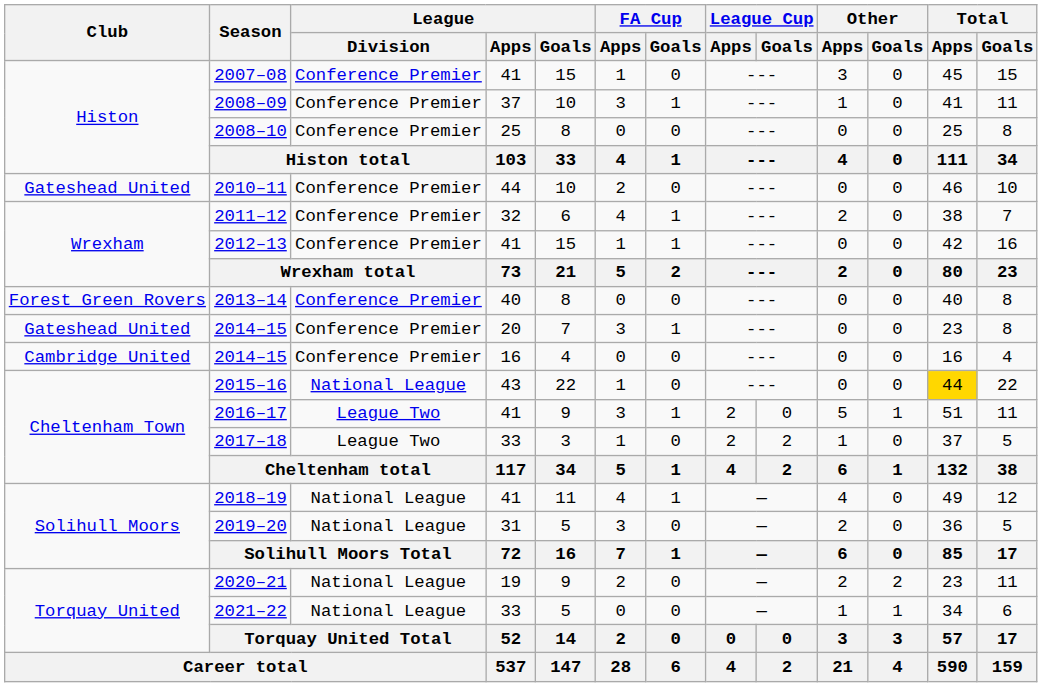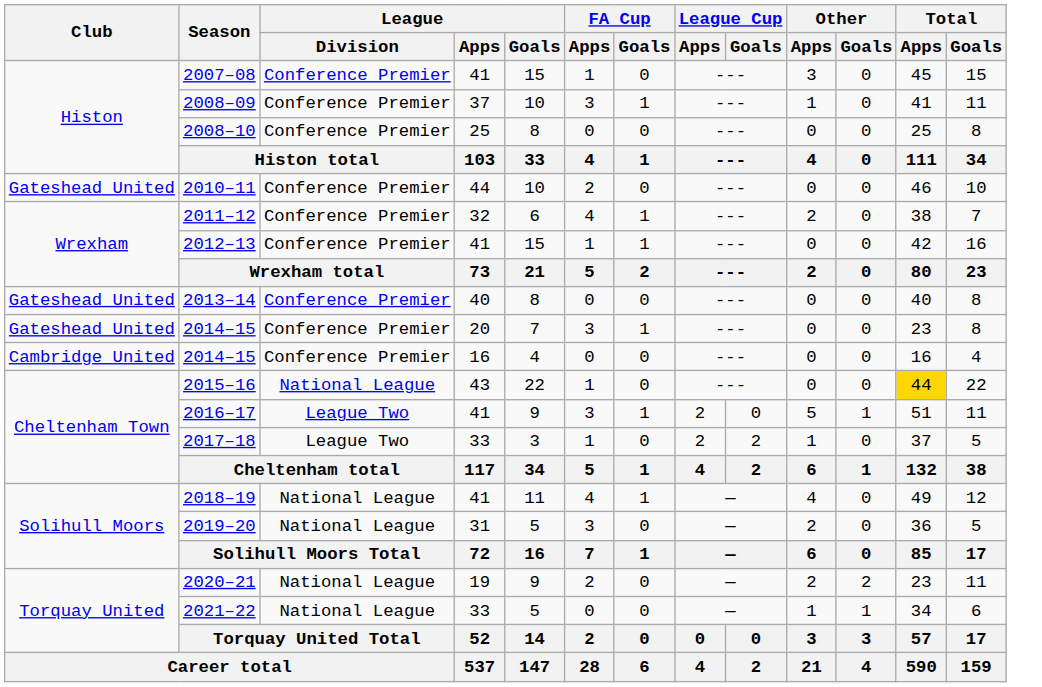(107, 301) Forest Green Rovers -> (92, 301) Gateshead United
